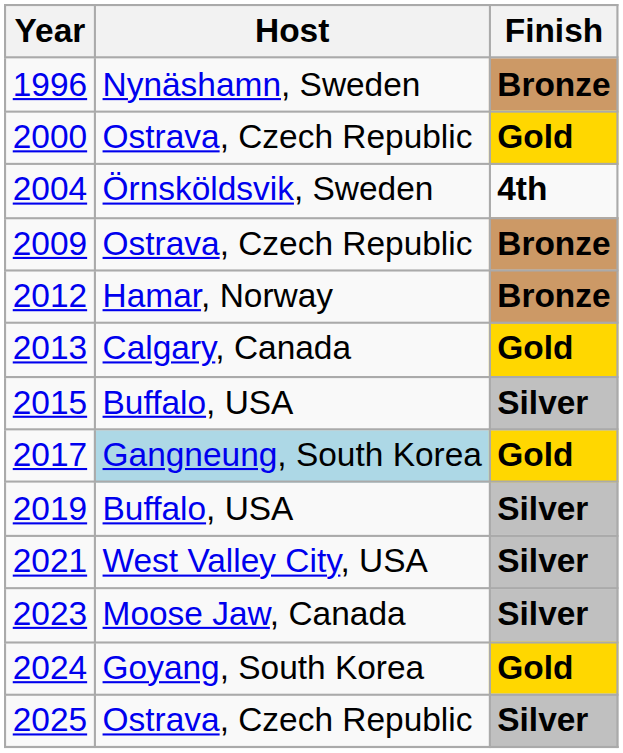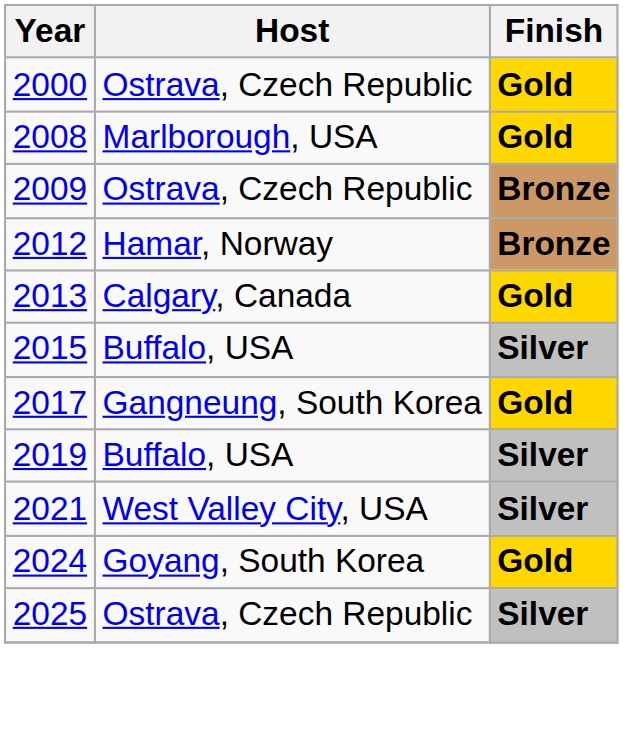- row: (50, 84)
- row: (50, 190)
+ row: (50, 137)
(292, 455) lightblue background -> (292, 402) no background
- row: (50, 614)
